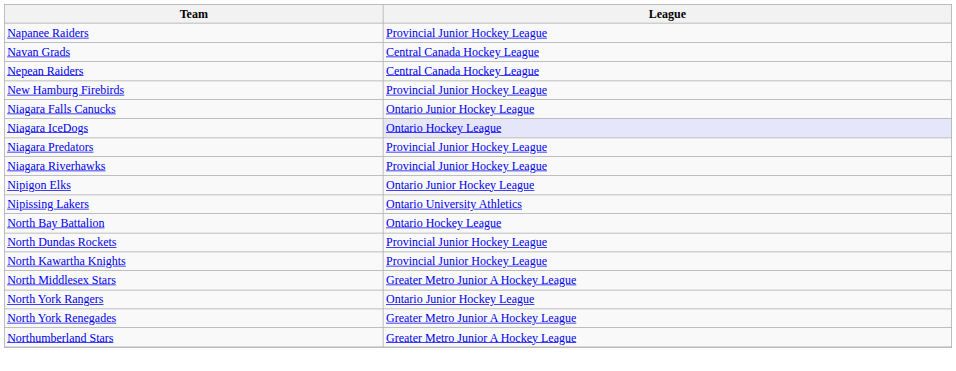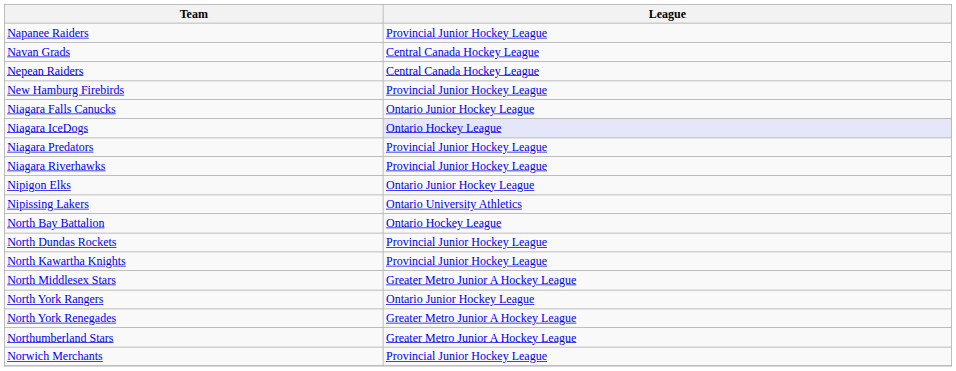+ row: (55, 356)
